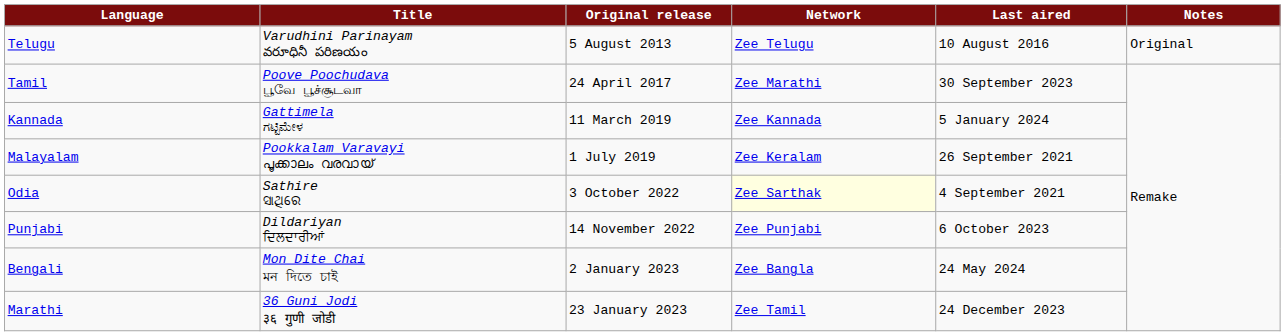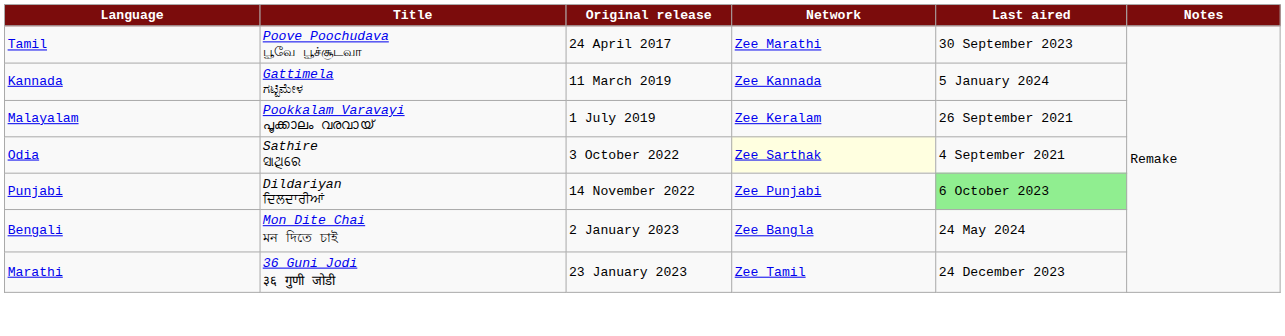- row: (31, 45)
(994, 230) no background -> (994, 191) lightgreen background
